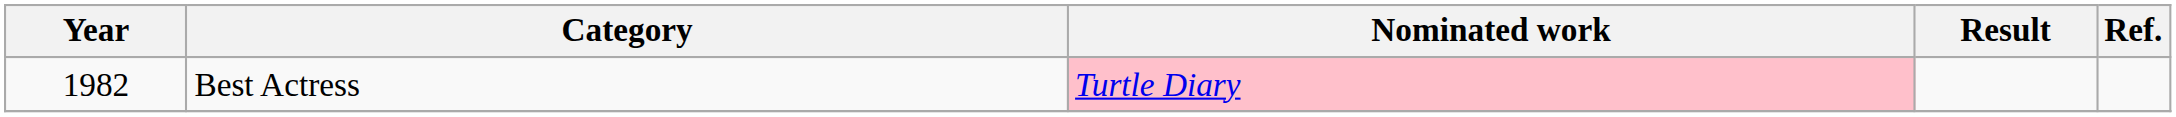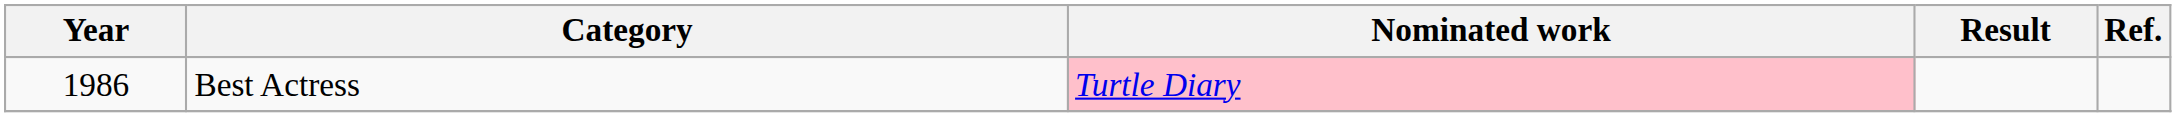(96, 83) 1982 -> (96, 83) 1986
